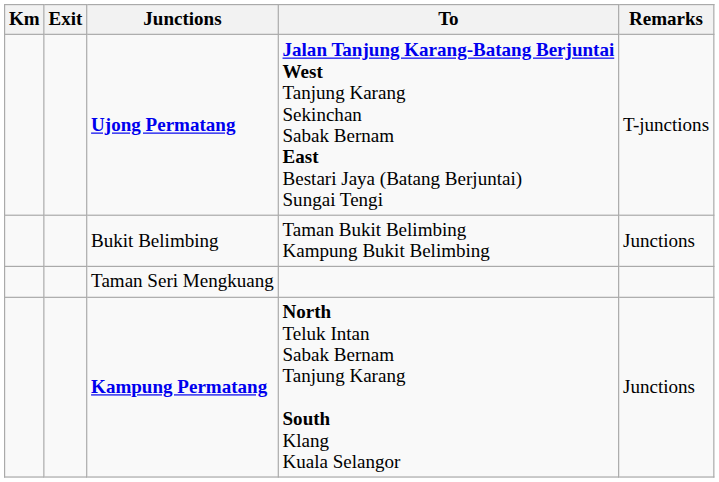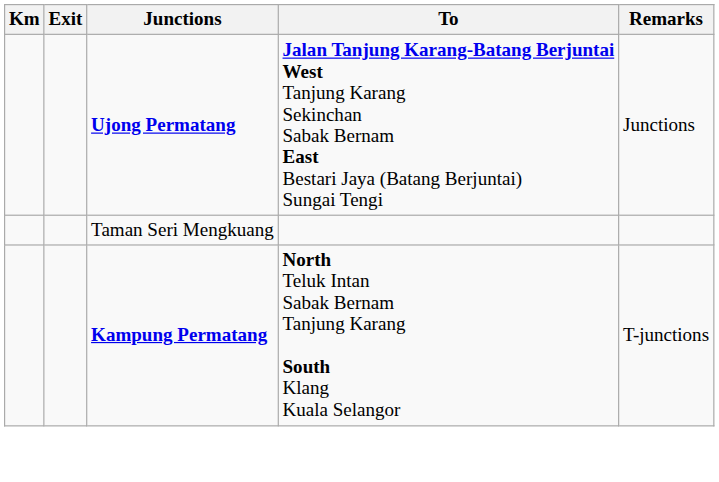(666, 124) T-junctions -> (659, 124) Junctions
- row: (155, 240)
(659, 386) Junctions -> (666, 335) T-junctions
